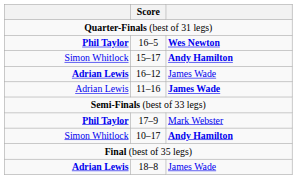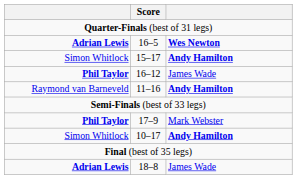(105, 43) Phil Taylor -> (100, 43) Adrian Lewis
(100, 74) Adrian Lewis -> (105, 74) Phil Taylor
(102, 89) Adrian Lewis -> (80, 89) Raymond van Barneveld
(194, 89) James Wade -> (200, 89) Andy Hamilton
